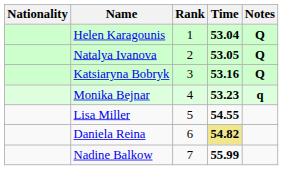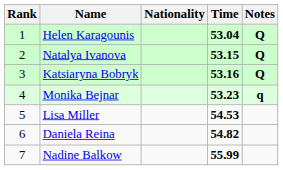columns swapped: (190, 14) <-> (38, 14)
(225, 54) 53.05 -> (225, 54) 53.15
(225, 114) 54.55 -> (225, 114) 54.53
(225, 134) khaki background -> (225, 134) no background
